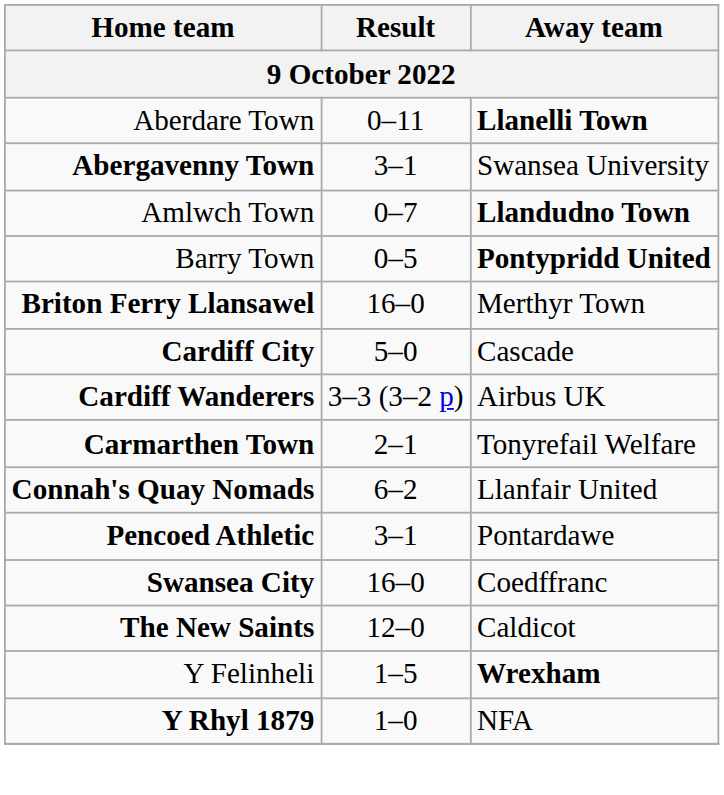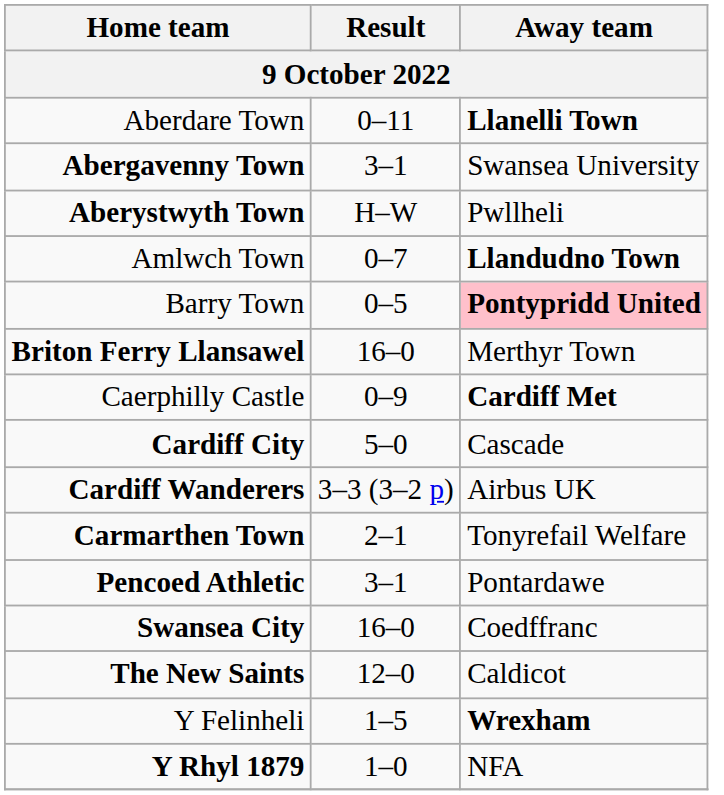+ row: (187, 212)
(594, 258) no background -> (584, 304) pink background
+ row: (203, 397)
- row: (163, 489)
